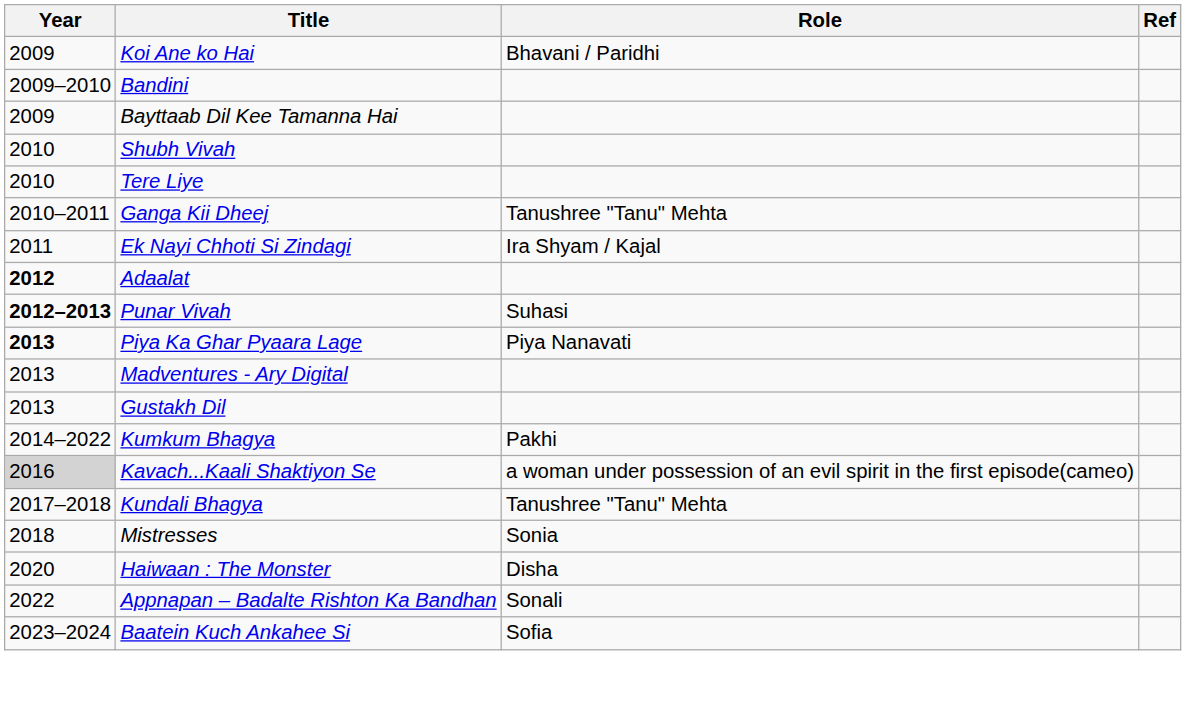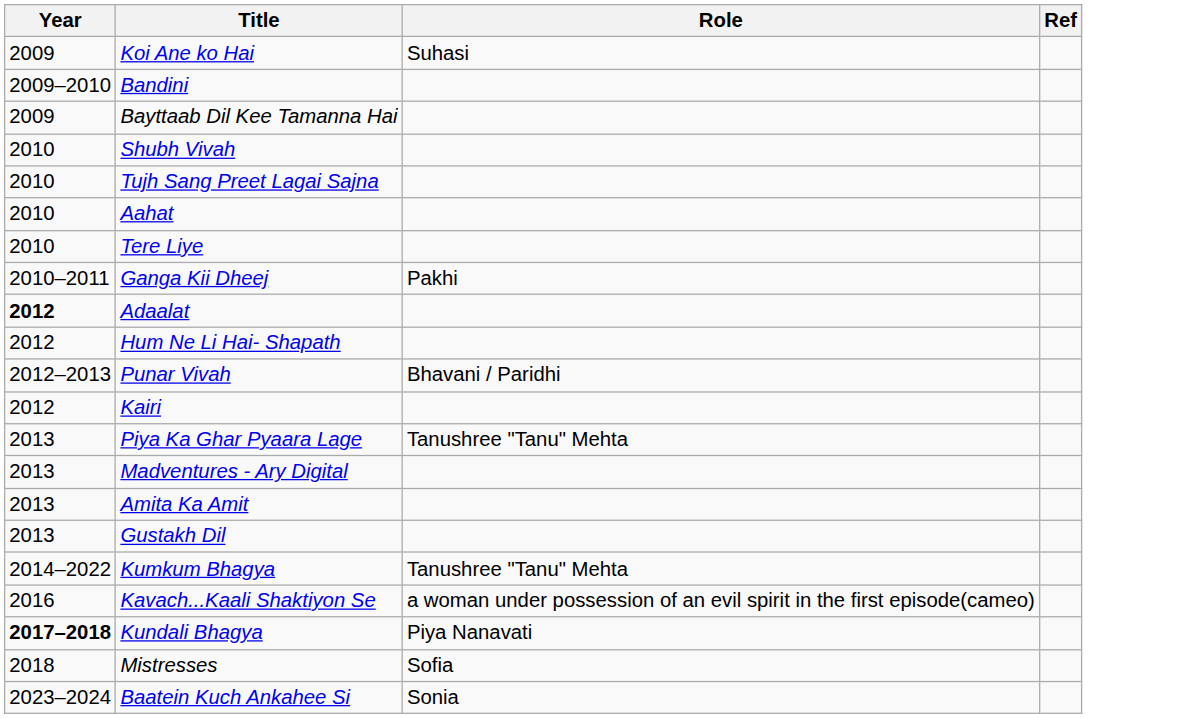(583, 52) Bhavani / Paridhi -> (438, 52) Suhasi
+ row: (250, 181)
+ row: (147, 213)
(617, 213) Tanushree "Tanu" Mehta -> (432, 278) Pakhi
- row: (236, 246)
+ row: (231, 342)
(60, 310) bold -> (60, 375) normal
(537, 310) Suhasi -> (484, 375) Bhavani / Paridhi
+ row: (141, 407)
(32, 342) bold -> (32, 439) normal
(569, 342) Piya Nanavati -> (517, 439) Tanushree "Tanu" Mehta
+ row: (184, 504)
(531, 439) Pakhi -> (517, 568) Tanushree "Tanu" Mehta
(32, 471) lightgrey background -> (32, 600) no background
(60, 504) normal -> (60, 632) bold
(617, 504) Tanushree "Tanu" Mehta -> (470, 632) Piya Nanavati
(532, 536) Sonia -> (430, 665) Sofia
- row: (225, 568)
- row: (309, 600)
(529, 632) Sofia -> (433, 697) Sonia
